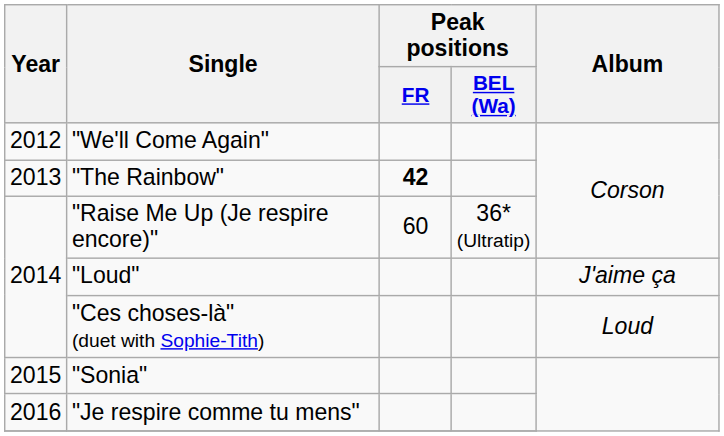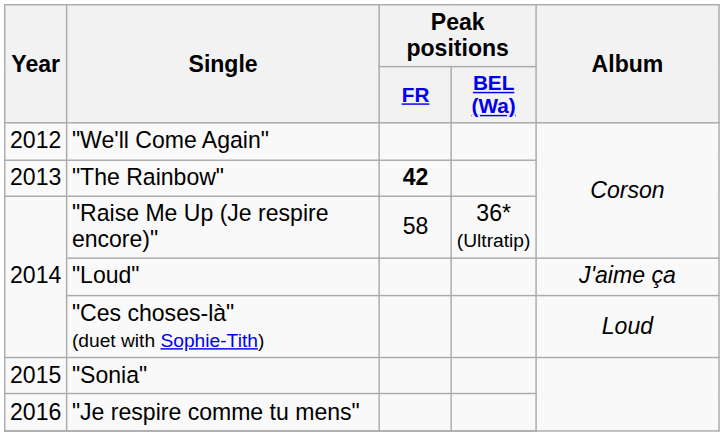(416, 227) 60 -> (416, 227) 58
